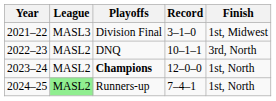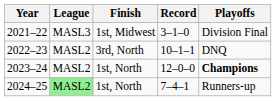columns swapped: (238, 13) <-> (129, 13)
